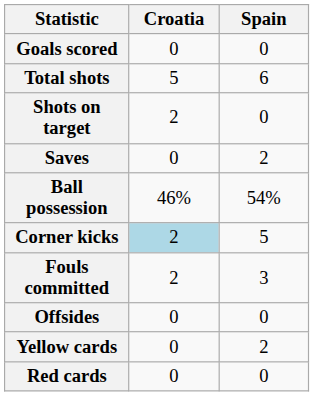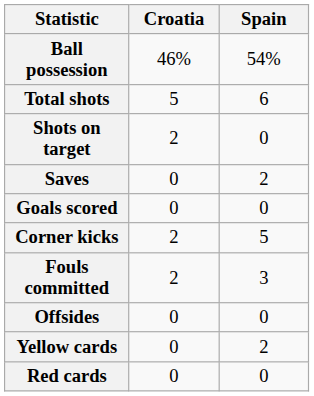rows swapped: (67, 48) <-> (67, 197)
(174, 237) lightblue background -> (174, 237) no background
